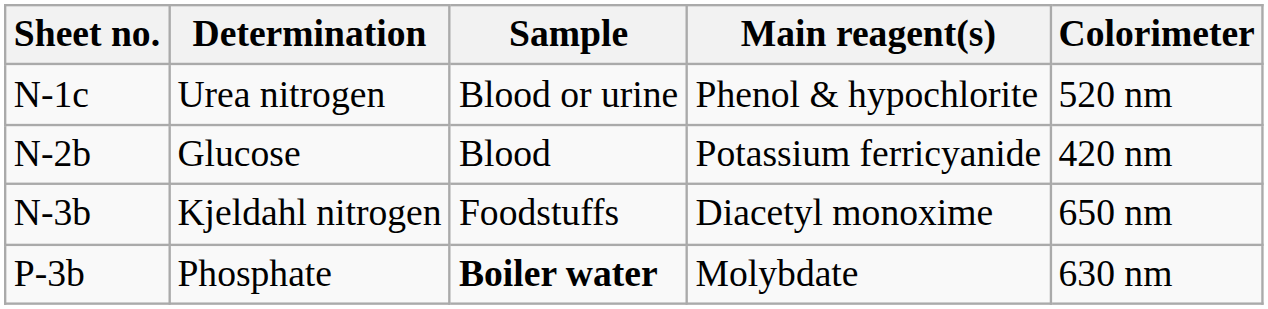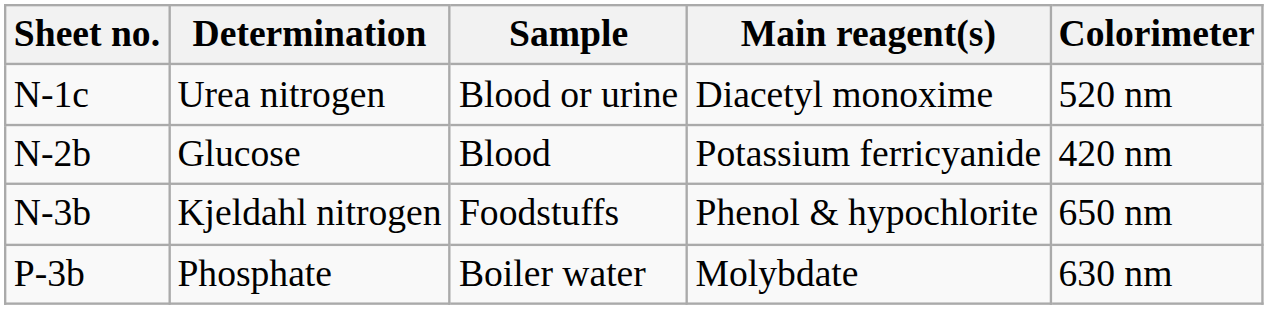(867, 93) Phenol & hypochlorite -> (844, 93) Diacetyl monoxime
(844, 213) Diacetyl monoxime -> (867, 213) Phenol & hypochlorite
(558, 272) bold -> (552, 272) normal
